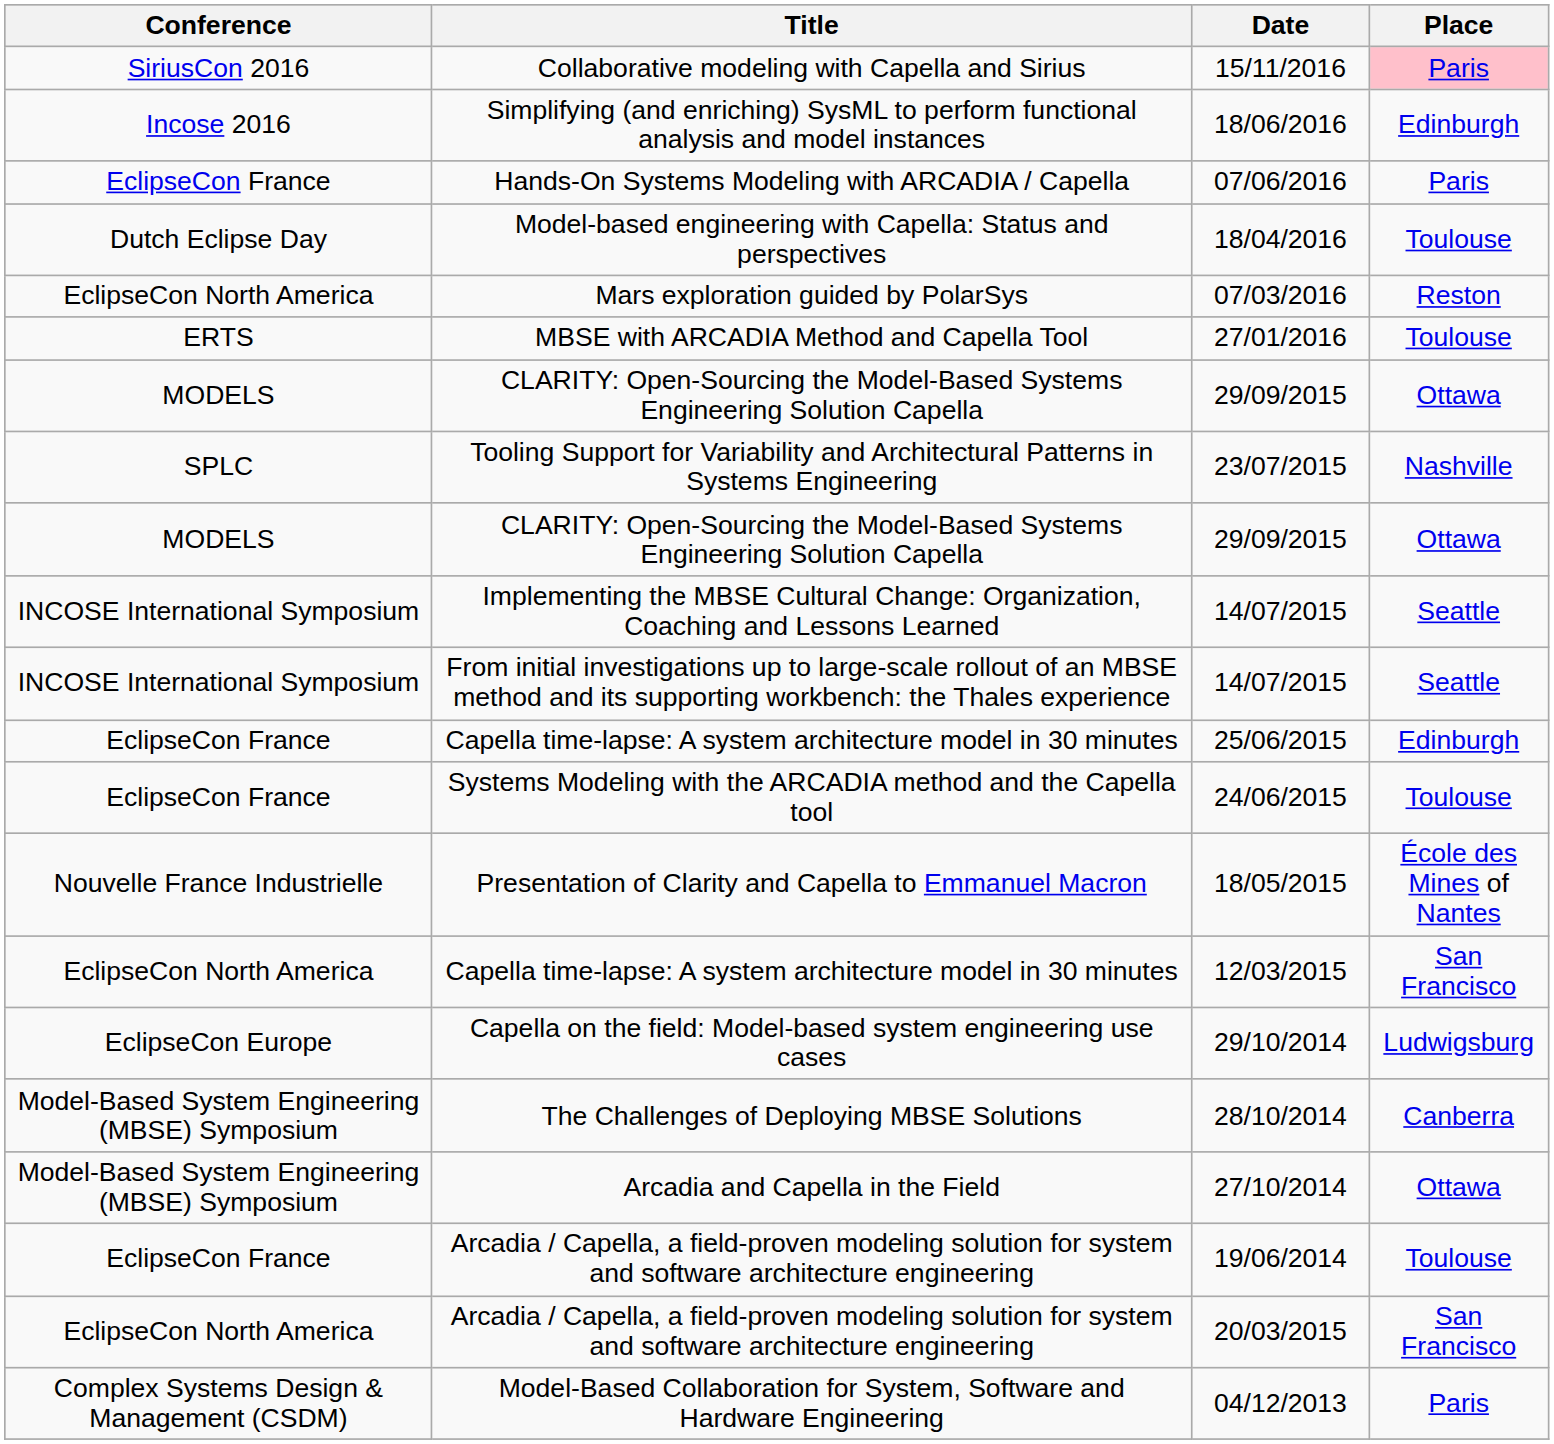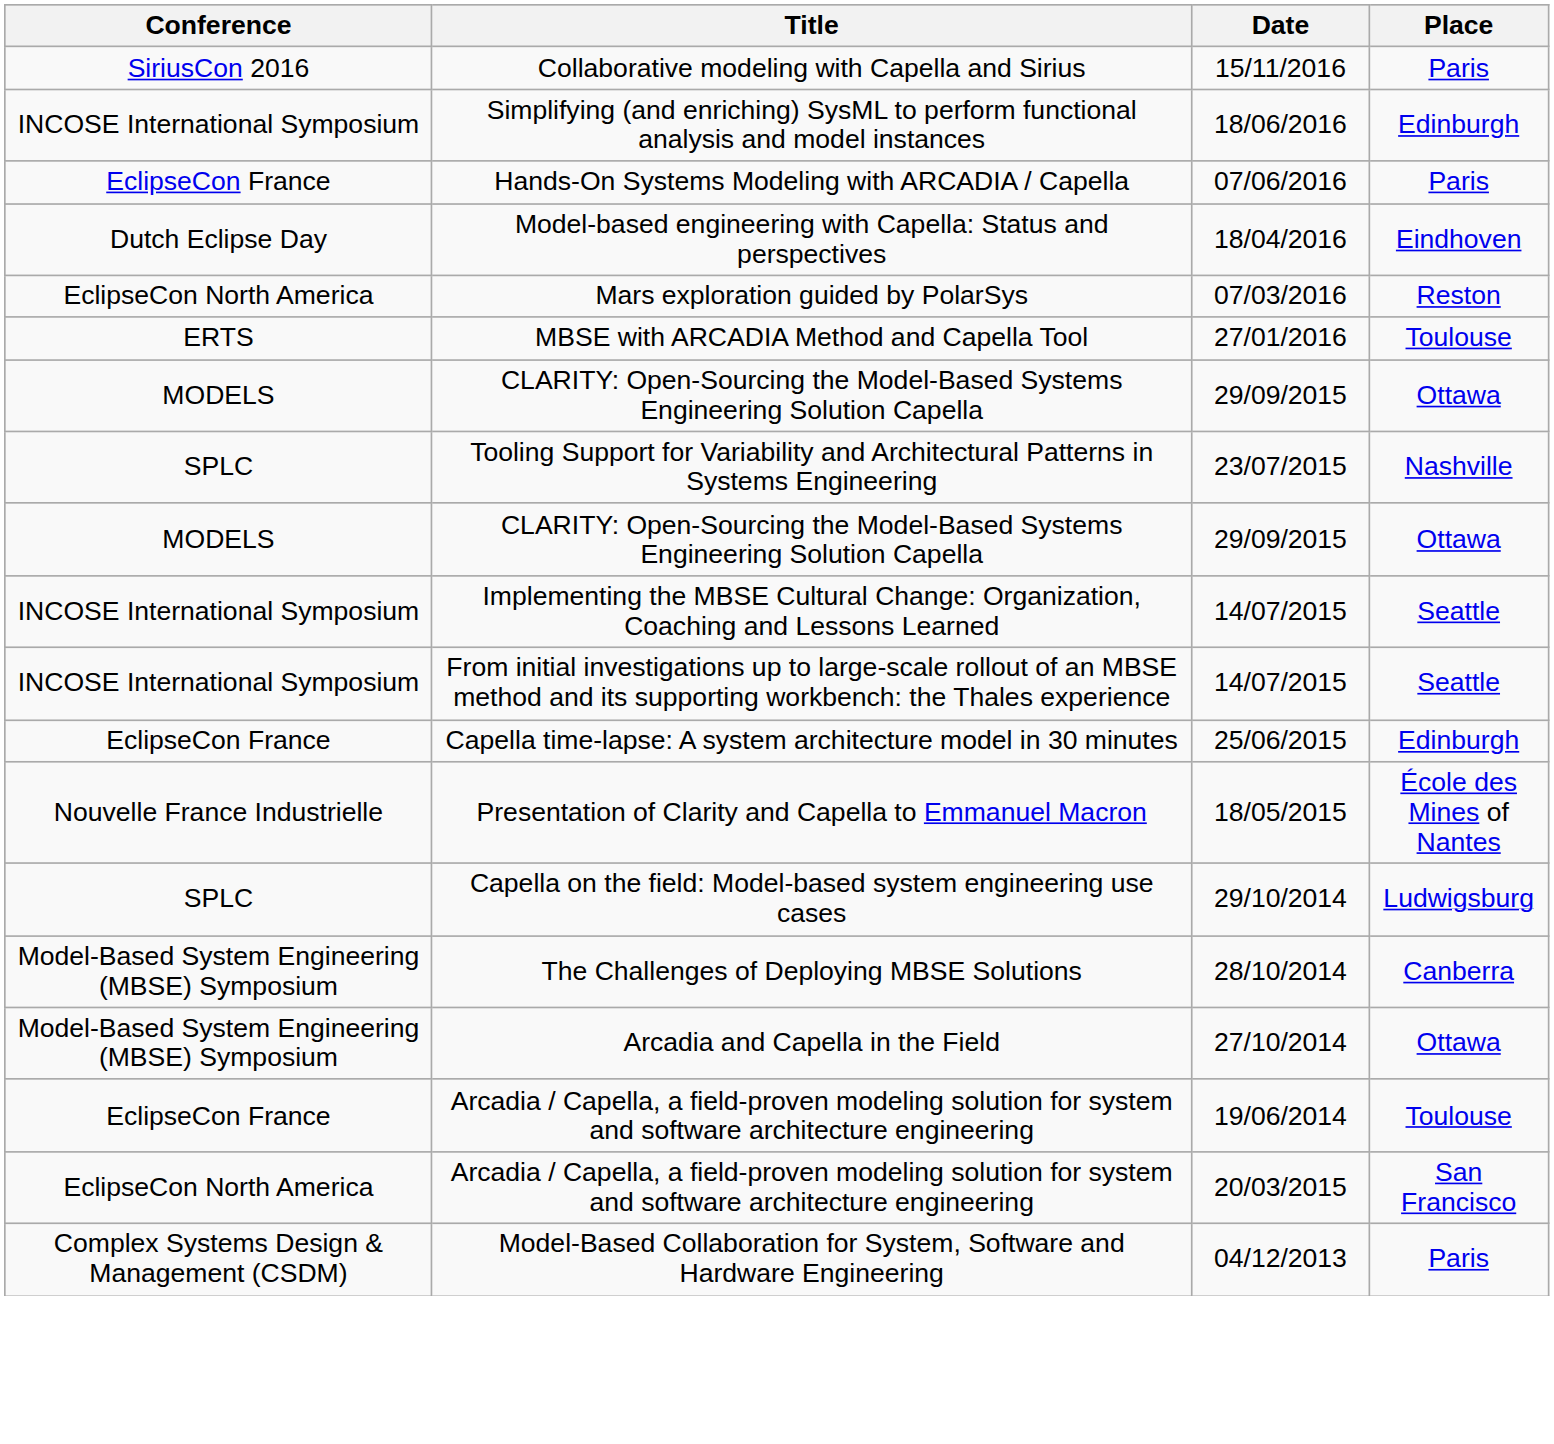(1459, 67) pink background -> (1459, 67) no background
(218, 124) Incose 2016 -> (218, 124) INCOSE International Symposium
(1459, 238) Toulouse -> (1459, 238) Eindhoven
- row: (812, 797)
- row: (812, 971)
(218, 1043) EclipseCon Europe -> (218, 899) SPLC
